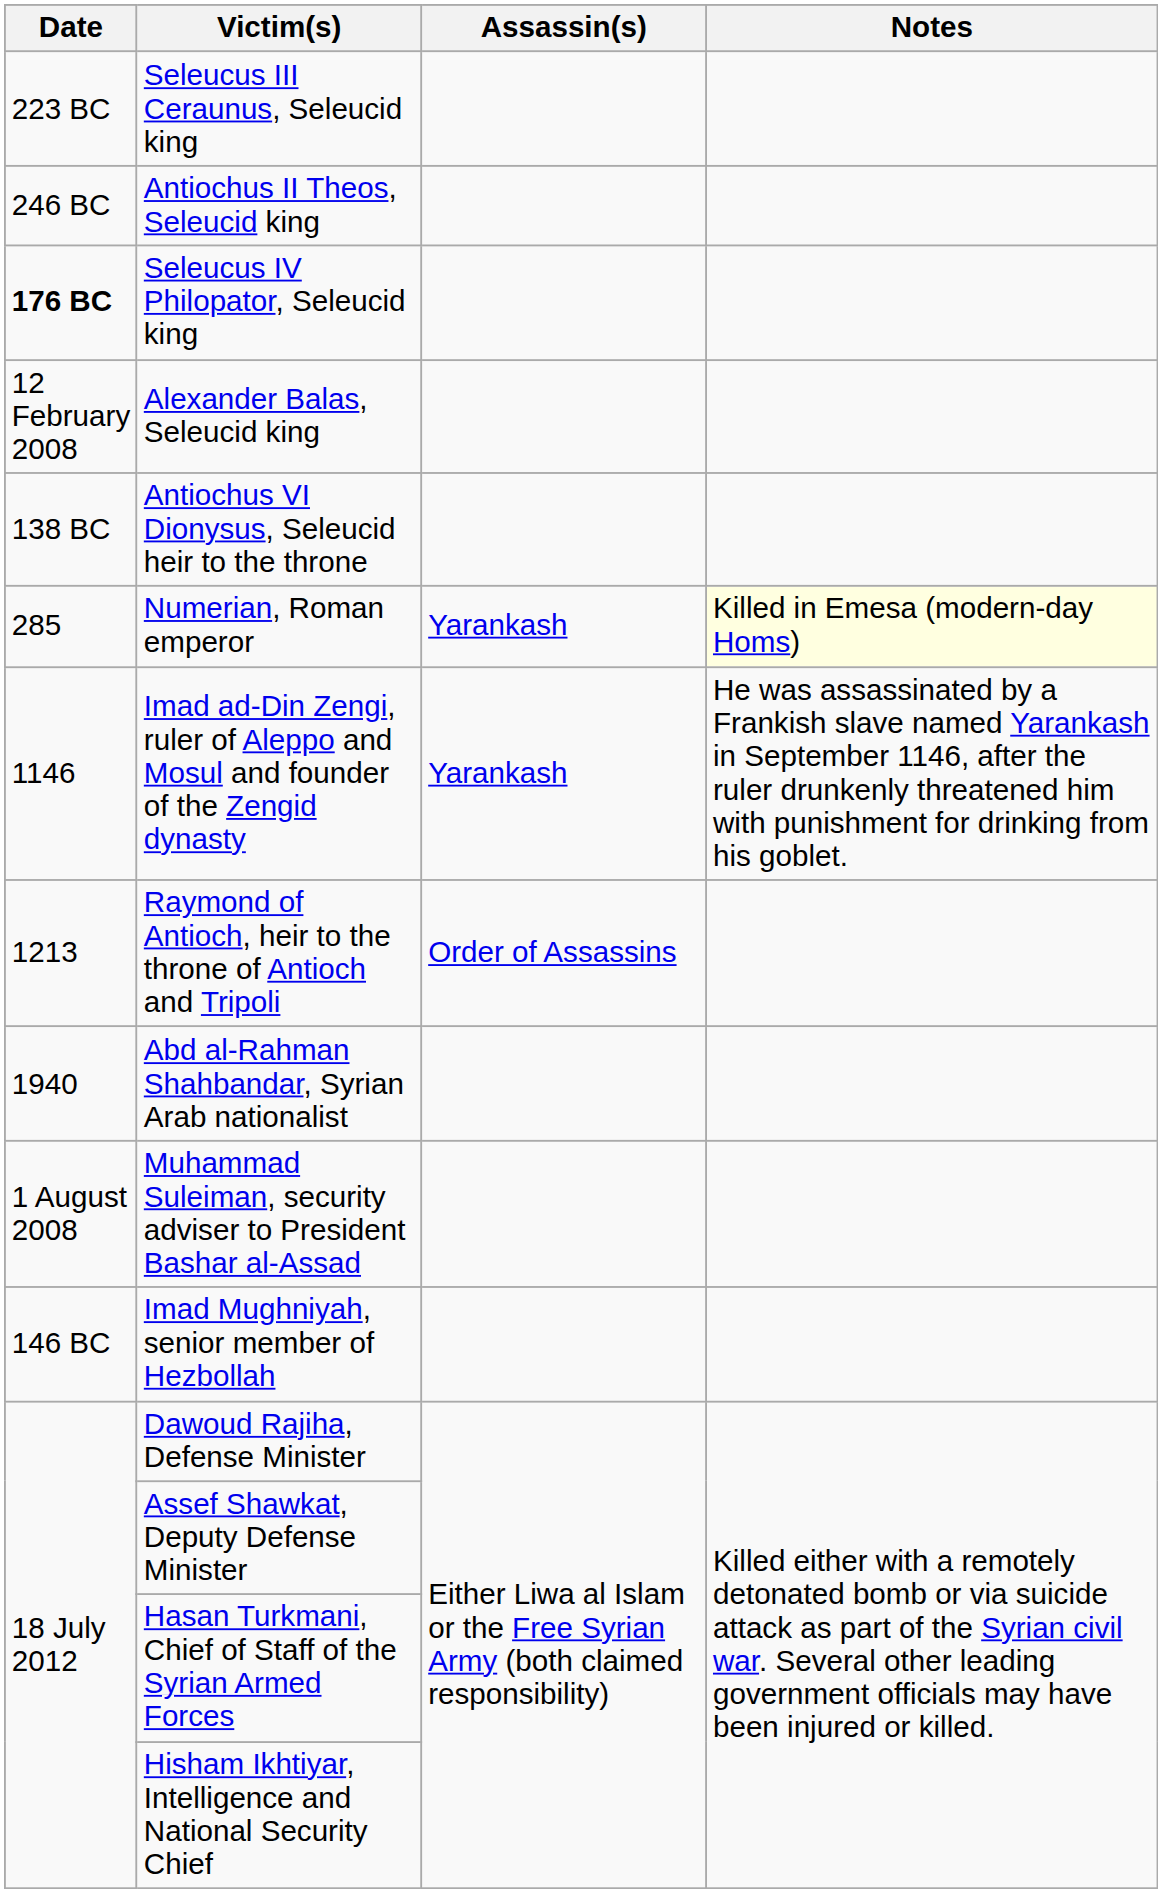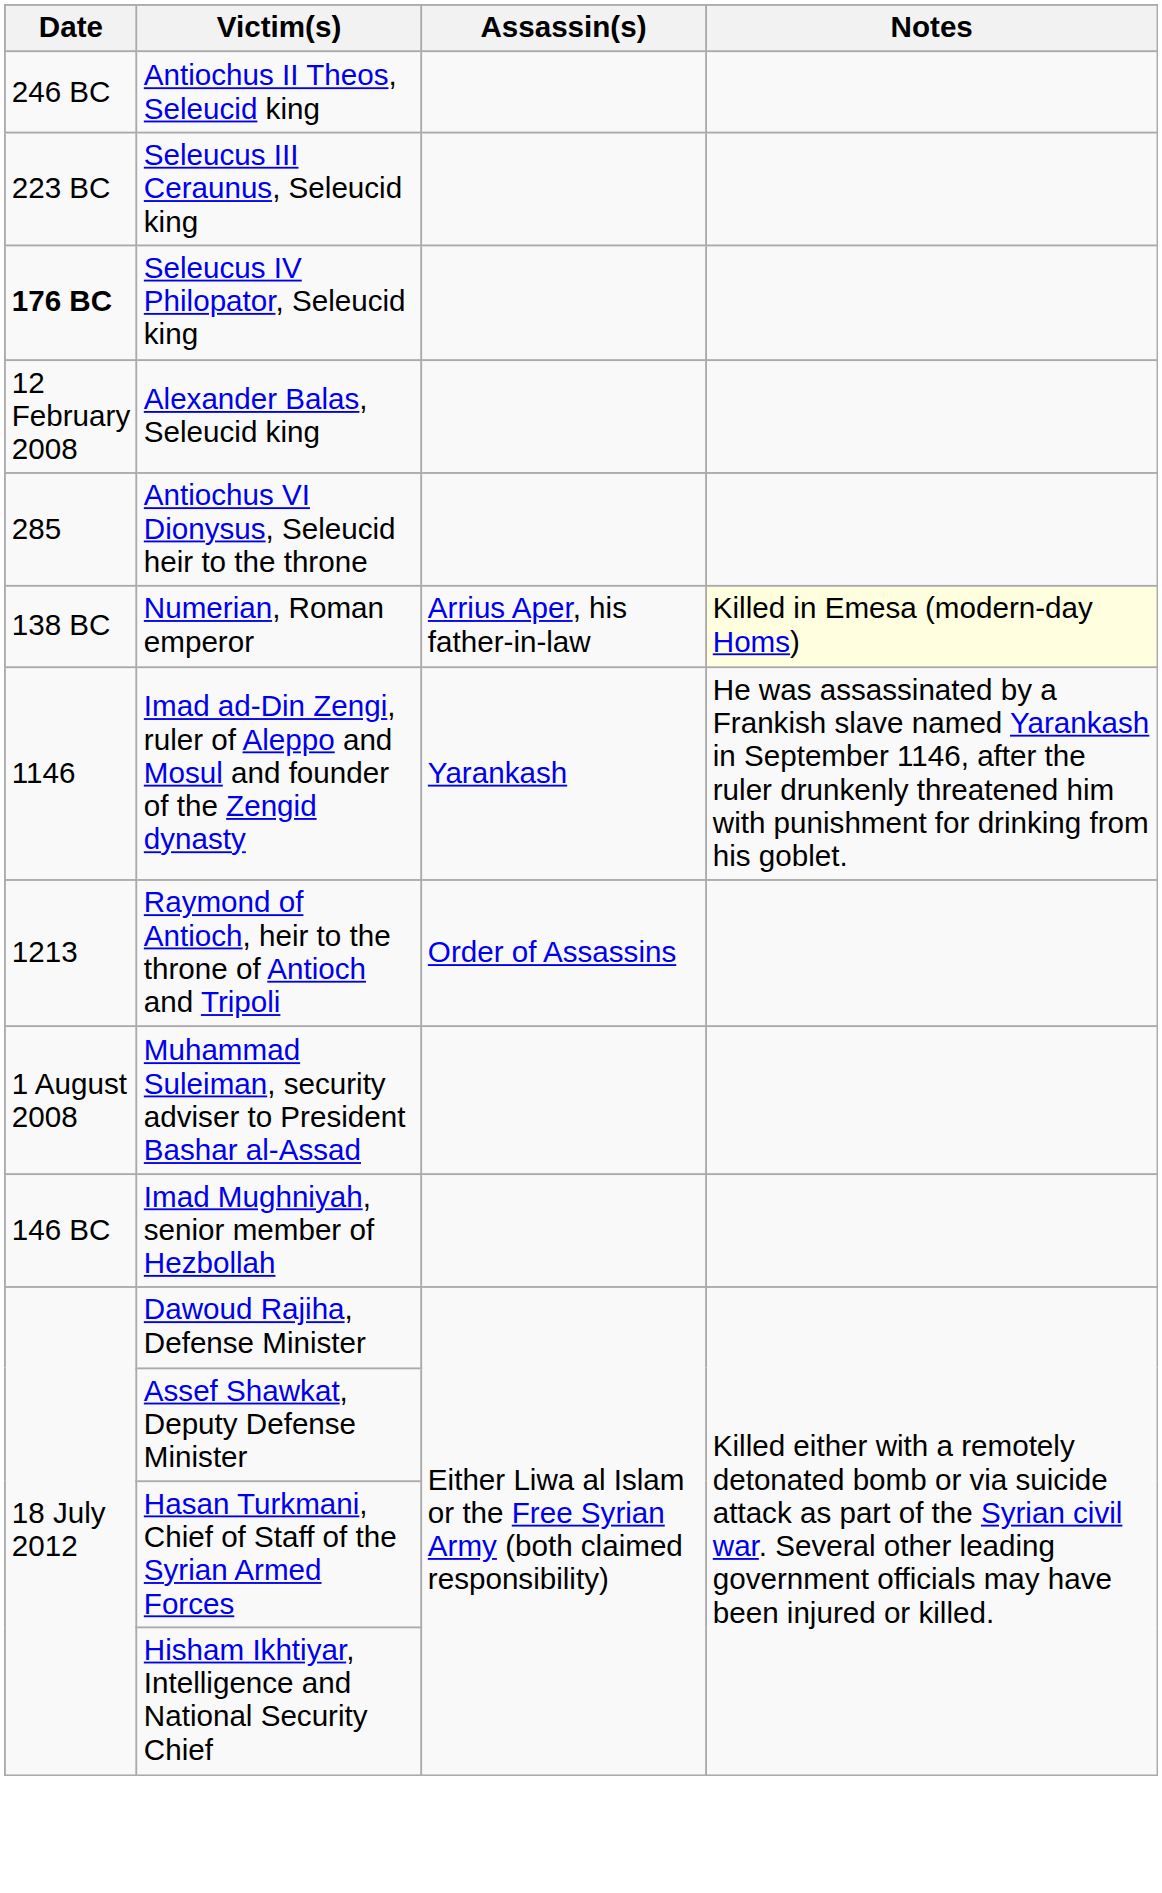rows swapped: (270, 205) <-> (273, 108)
(61, 529) 138 BC -> (36, 529) 285
(36, 625) 285 -> (61, 625) 138 BC
(498, 625) Yarankash -> (527, 625) Arrius Aper, his father-in-law
- row: (274, 1083)
